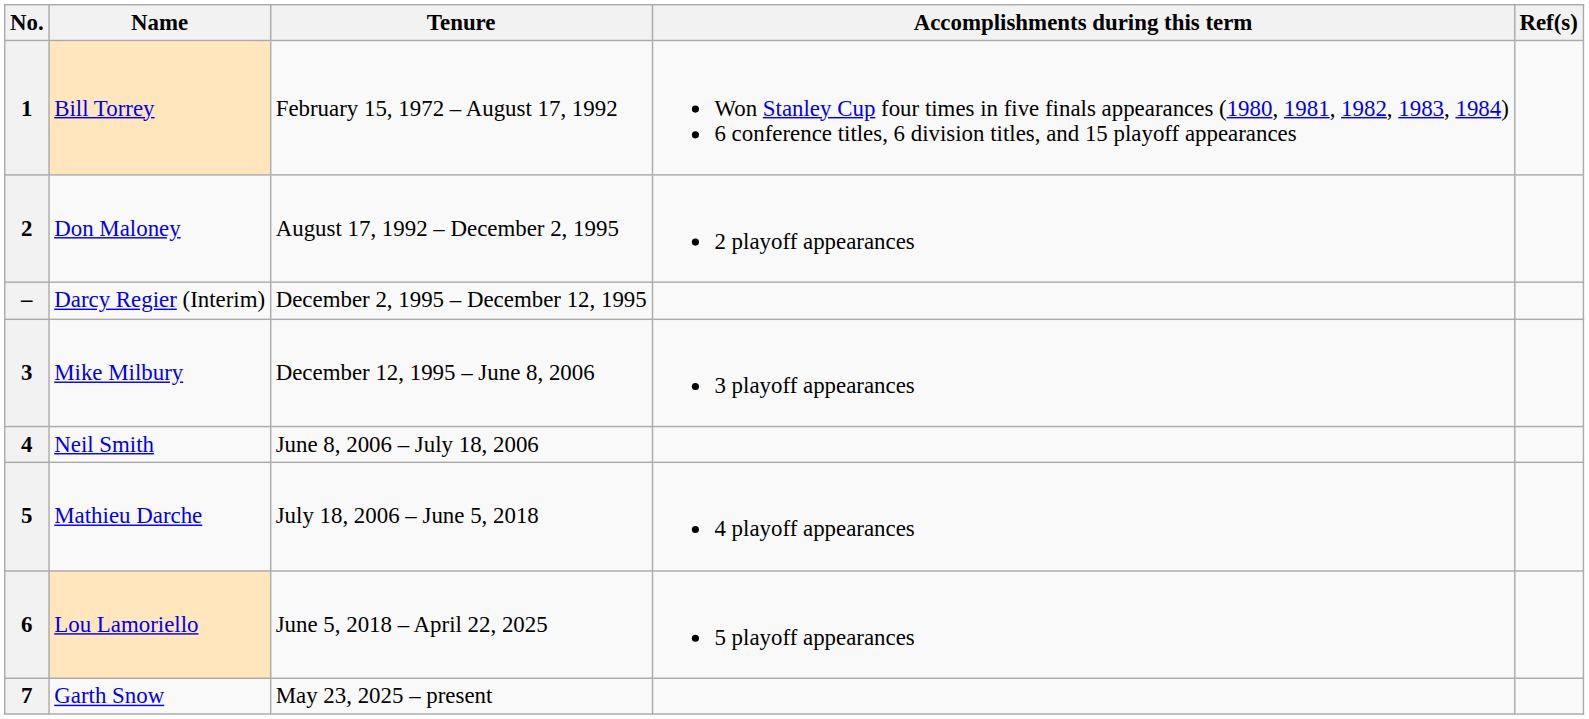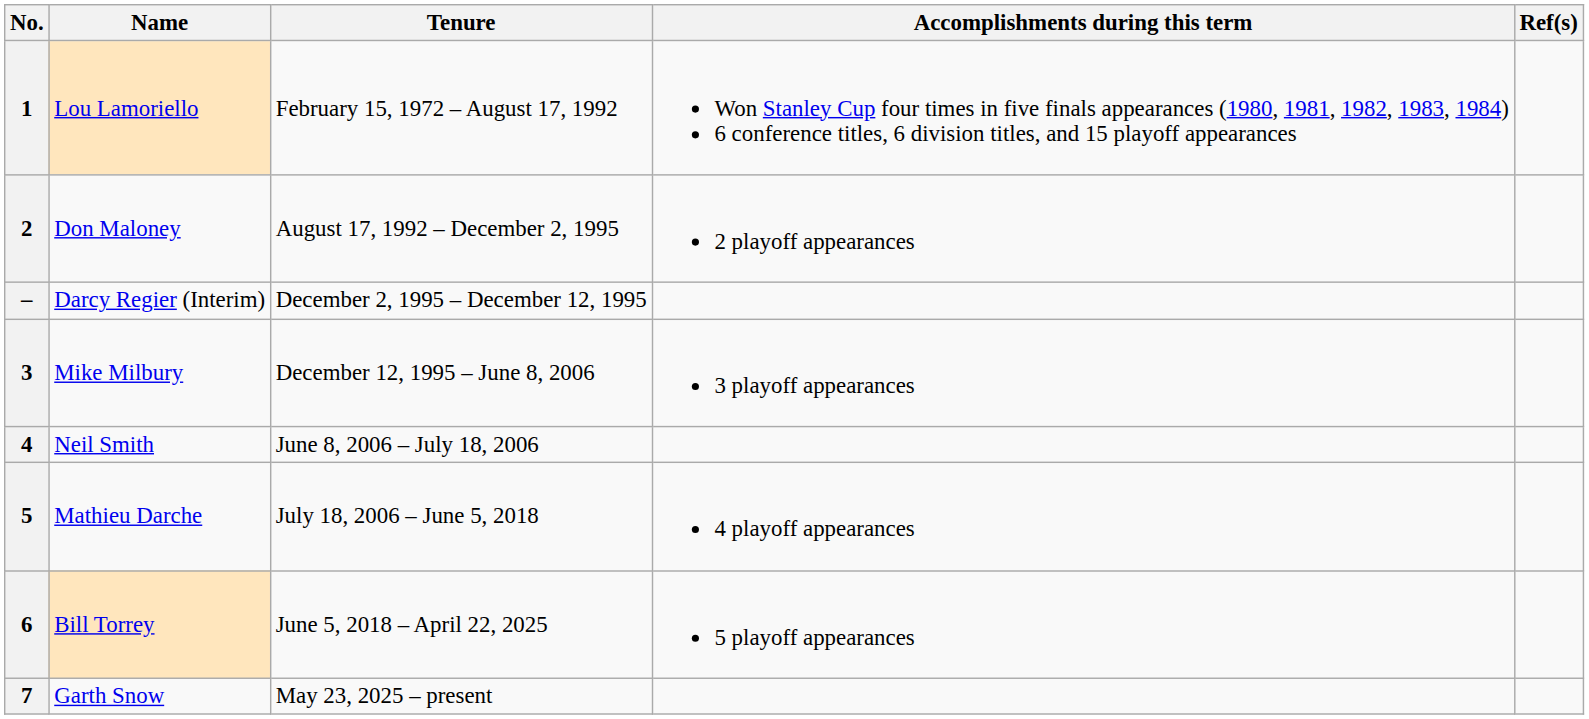(104, 107) Bill Torrey -> (126, 107) Lou Lamoriello
(126, 624) Lou Lamoriello -> (104, 624) Bill Torrey
